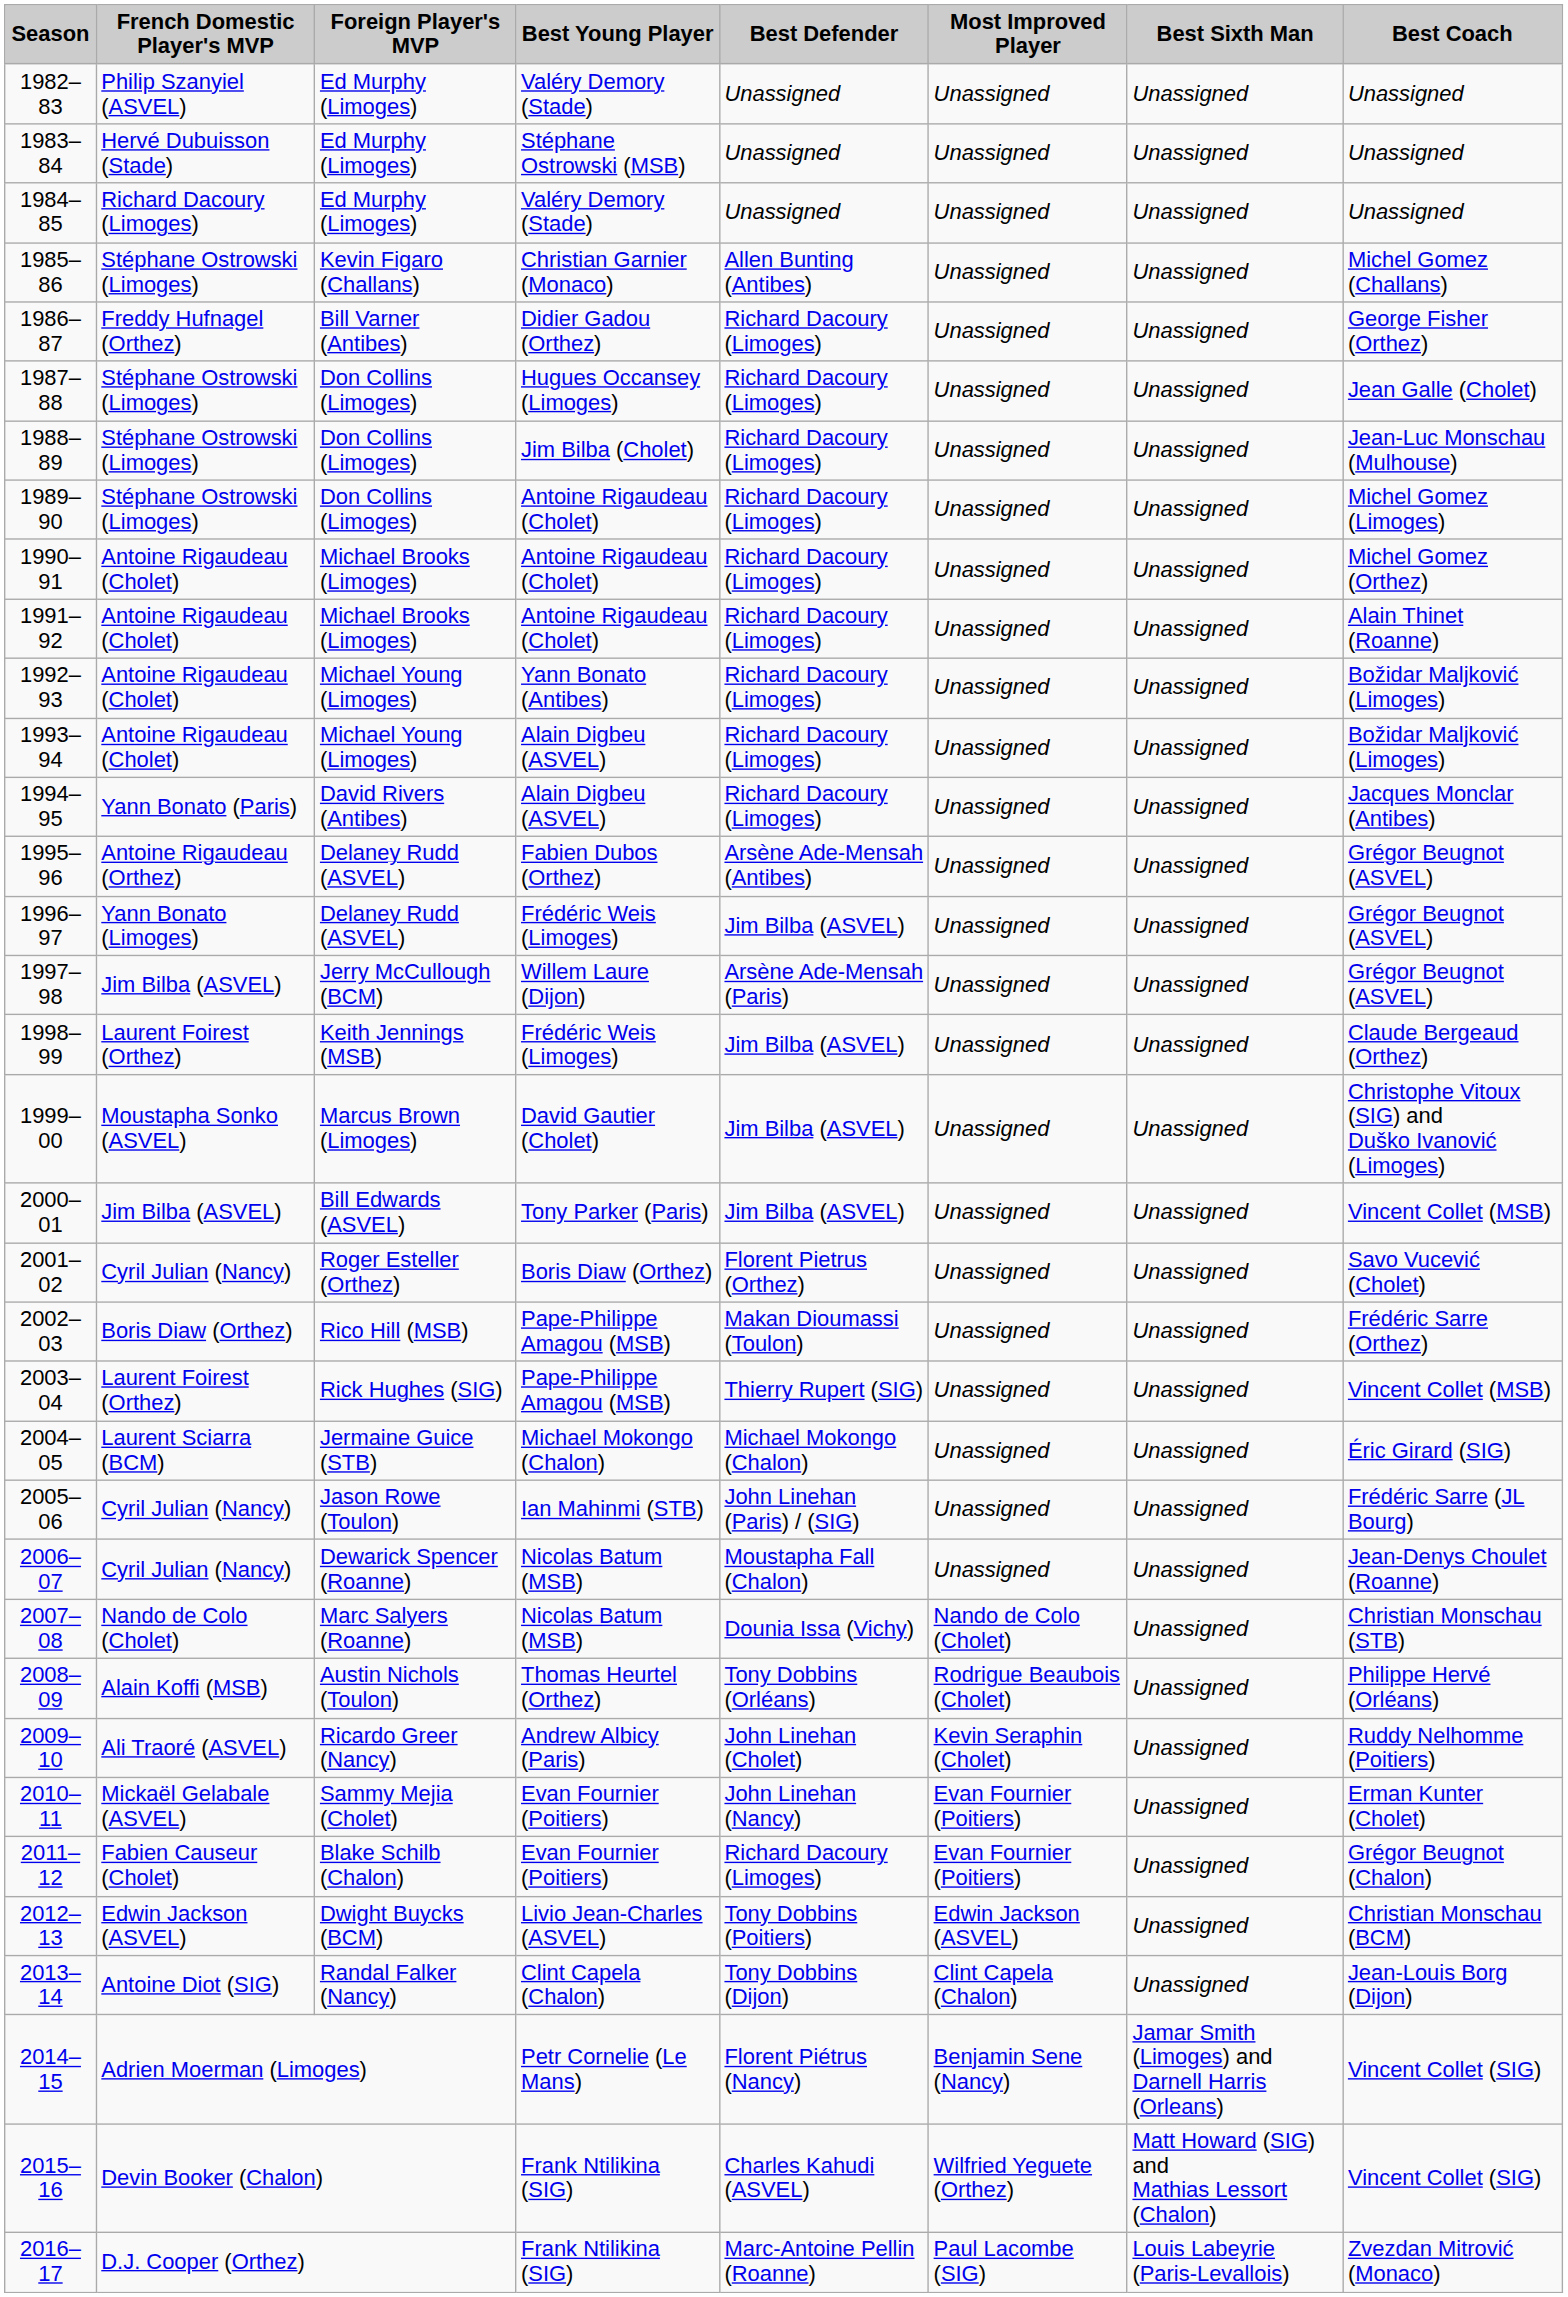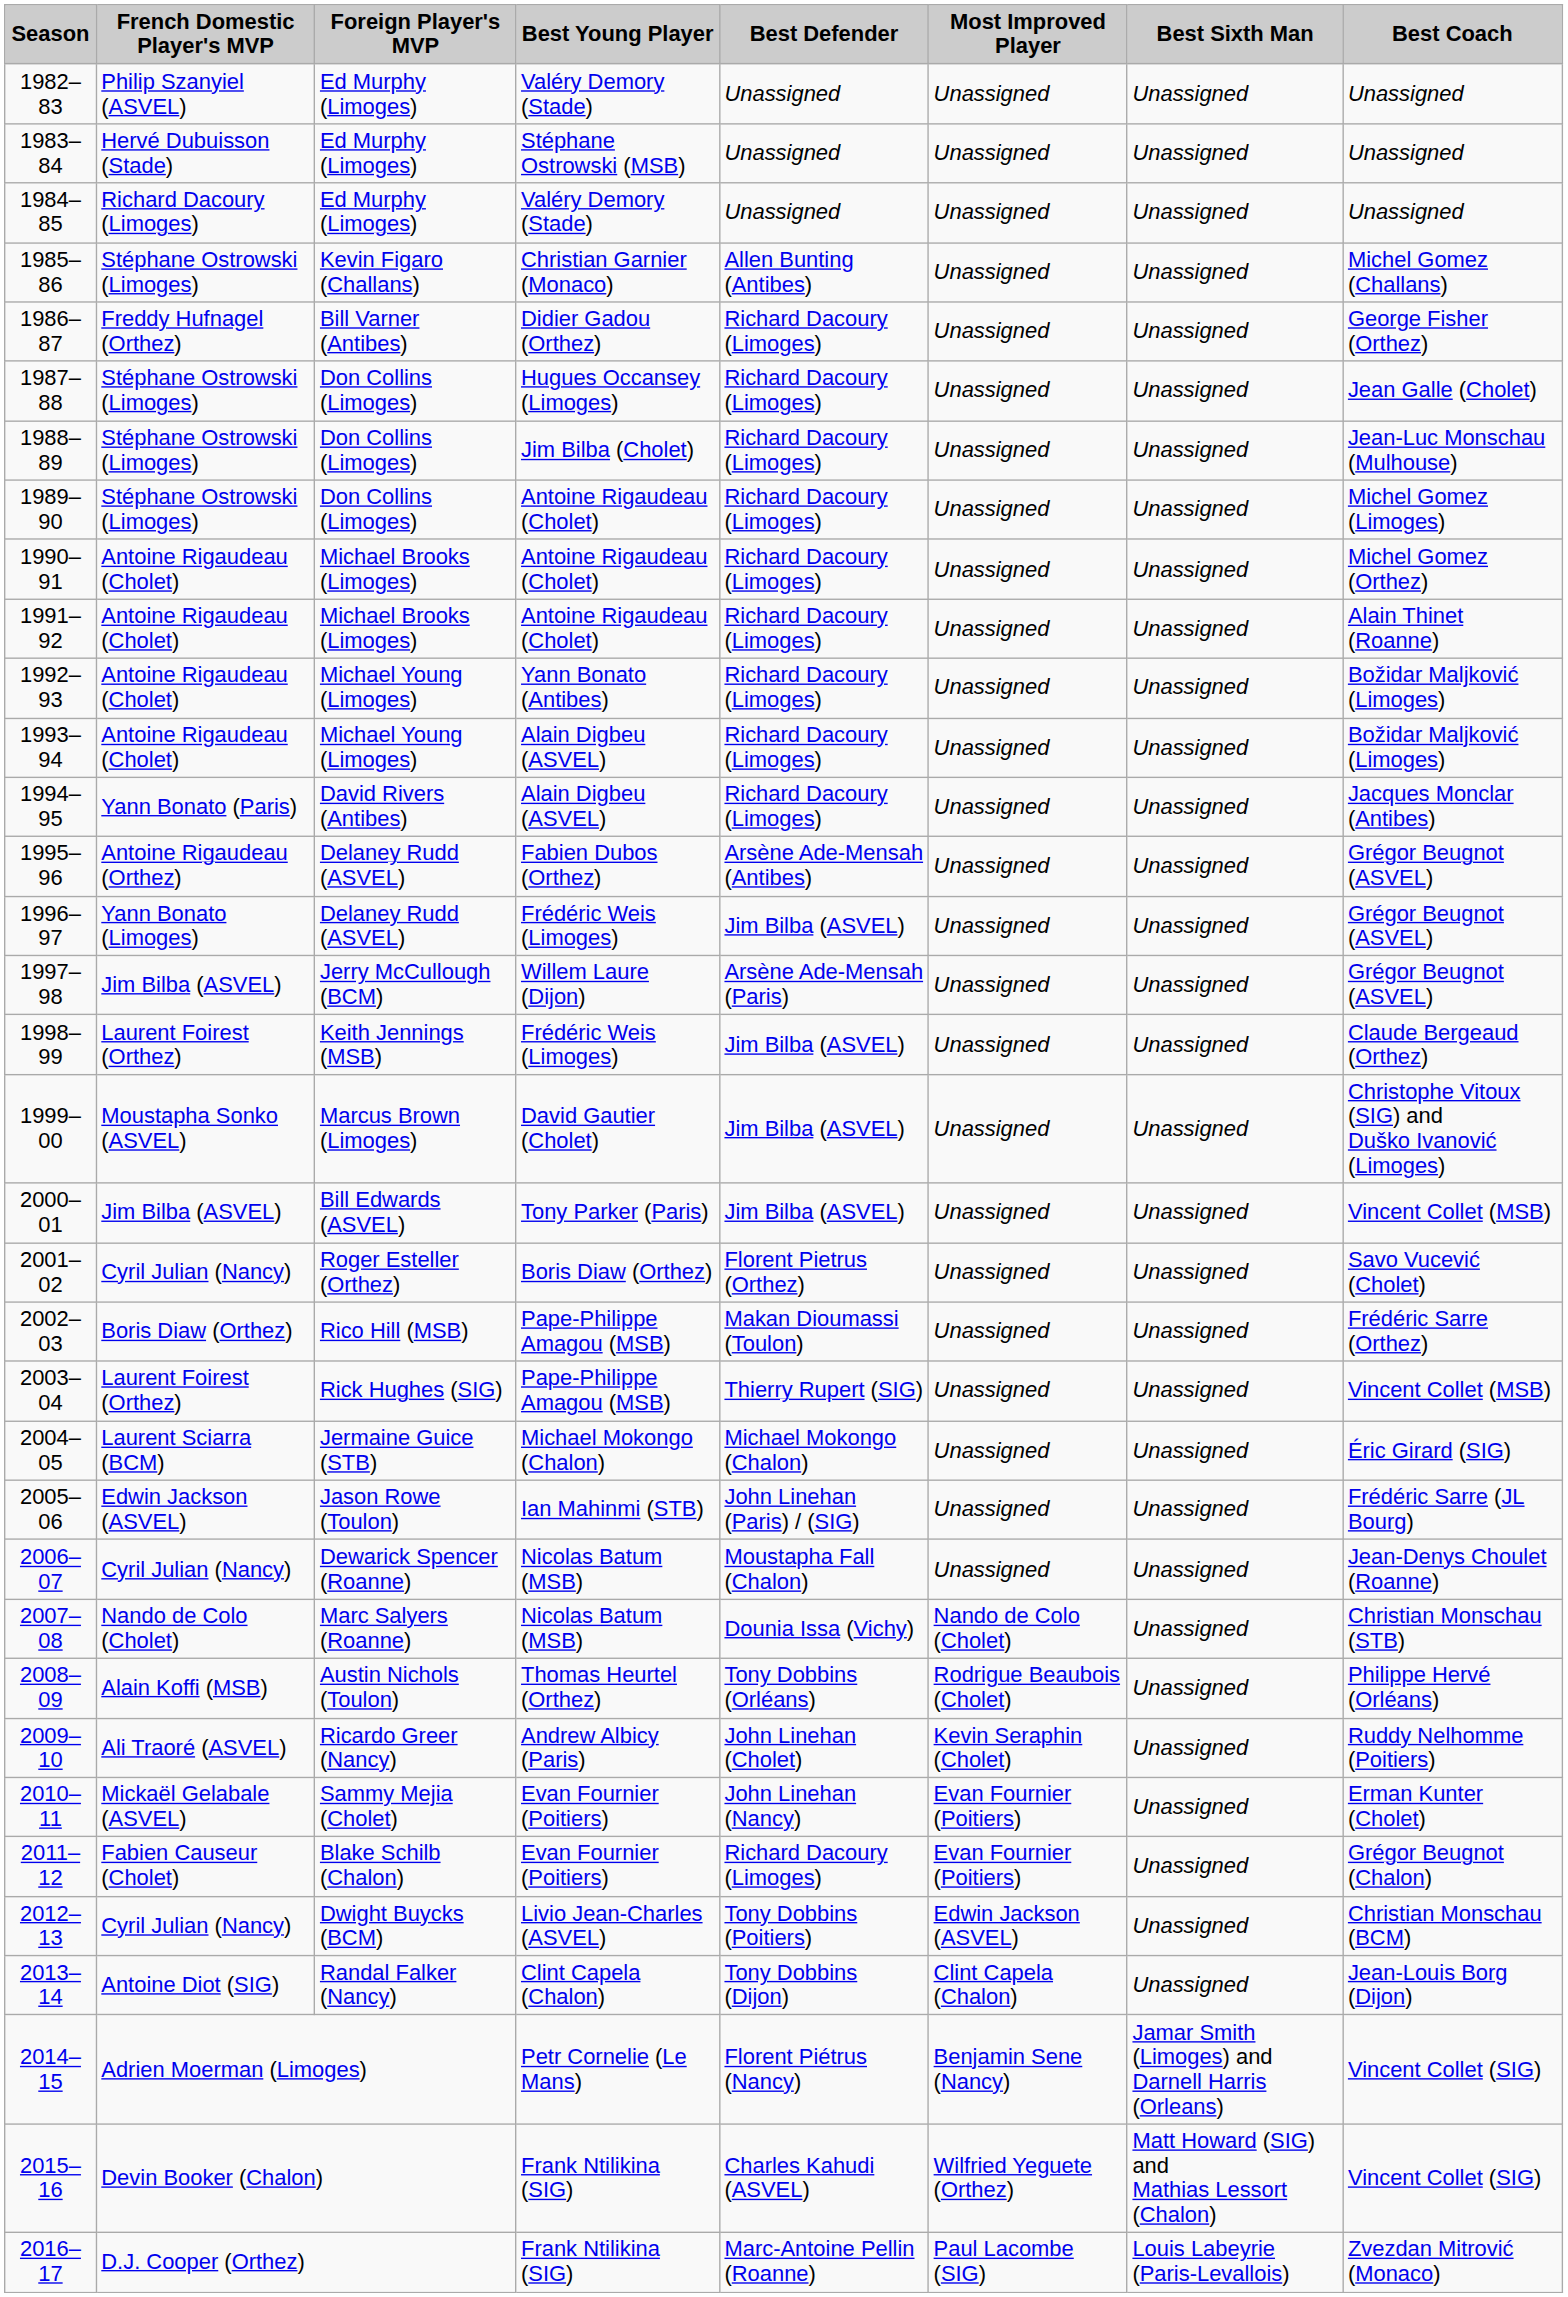(196, 1509) Cyril Julian (Nancy) -> (174, 1509) Edwin Jackson (ASVEL)
(174, 1925) Edwin Jackson (ASVEL) -> (196, 1925) Cyril Julian (Nancy)
